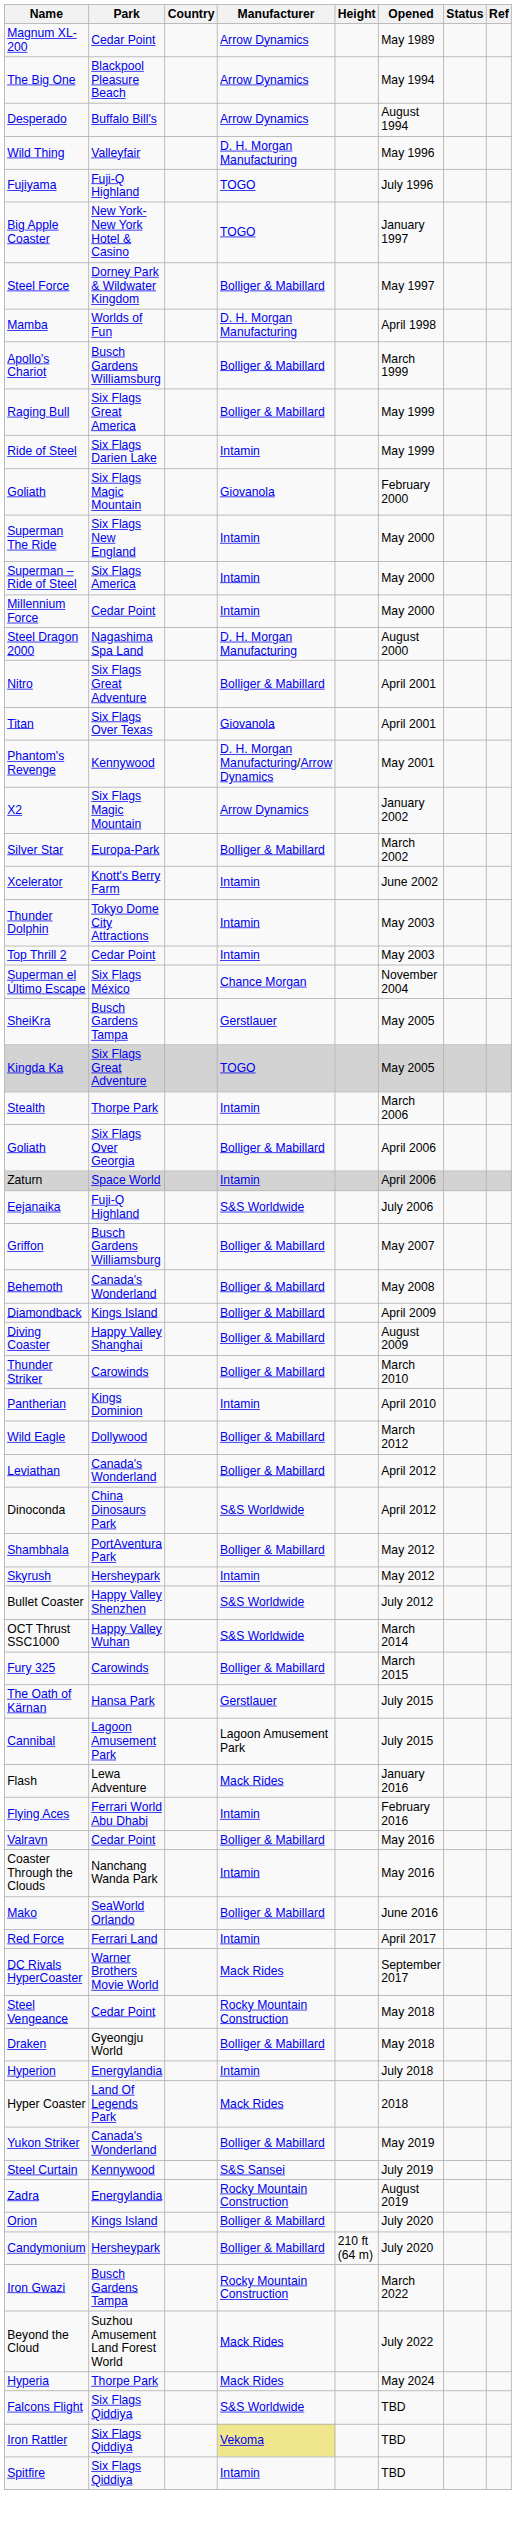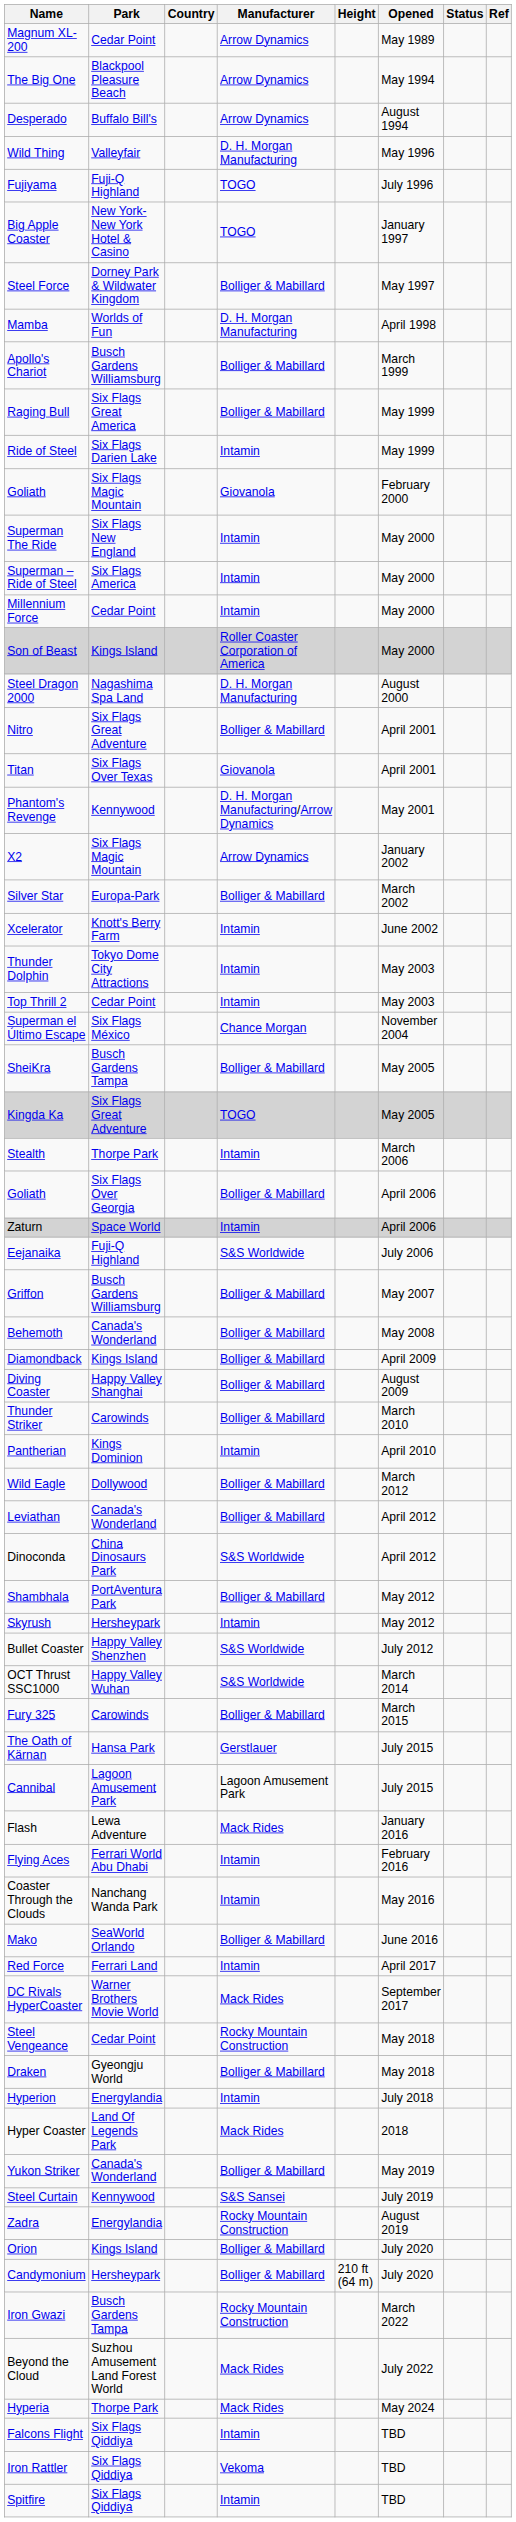+ row: (42, 651)
(248, 1021) Gerstlauer -> (272, 1068) Bolliger & Mabillard
- row: (27, 1840)
(262, 2407) S&S Worldwide -> (240, 2434) Intamin
(242, 2440) khaki background -> (242, 2467) no background
